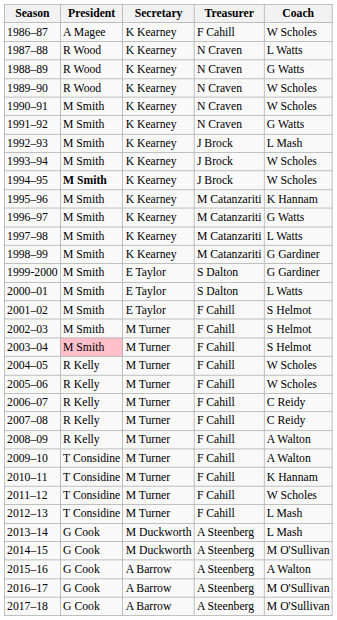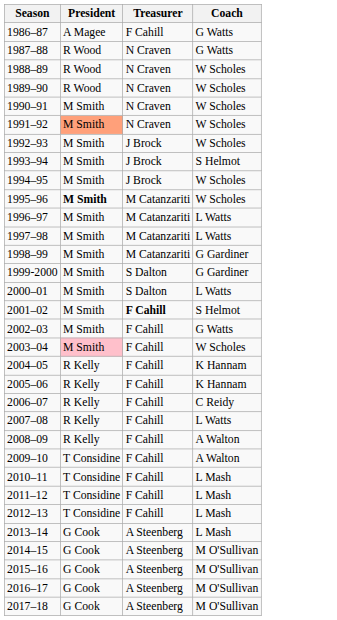- column: (159, 13)
(292, 32) W Scholes -> (214, 32) G Watts
(285, 50) L Watts -> (214, 50) G Watts
(286, 69) G Watts -> (221, 69) W Scholes
(84, 124) no background -> (84, 124) lightsalmon background
(286, 124) G Watts -> (221, 124) W Scholes
(285, 143) L Mash -> (221, 143) W Scholes
(292, 161) W Scholes -> (218, 161) S Helmot
(85, 180) bold -> (84, 180) normal
(84, 198) normal -> (85, 198) bold
(292, 198) K Hannam -> (221, 198) W Scholes
(286, 217) G Watts -> (213, 217) L Watts
(216, 310) normal -> (146, 310) bold
(289, 328) S Helmot -> (214, 328) G Watts
(289, 347) S Helmot -> (221, 347) W Scholes
(292, 365) W Scholes -> (221, 365) K Hannam
(292, 384) W Scholes -> (221, 384) K Hannam
(286, 421) C Reidy -> (213, 421) L Watts
(292, 476) K Hannam -> (213, 476) L Mash
(292, 495) W Scholes -> (213, 495) L Mash
(289, 569) A Walton -> (227, 569) M O'Sullivan
